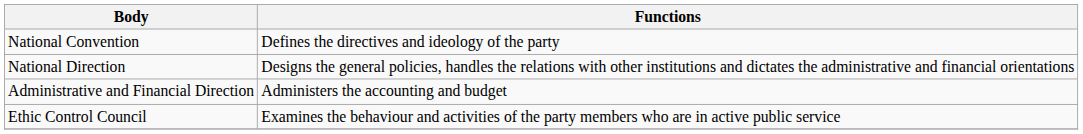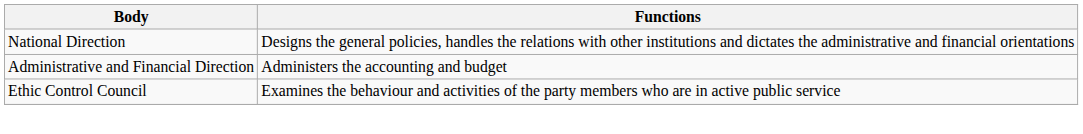- row: (74, 41)
